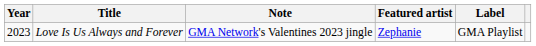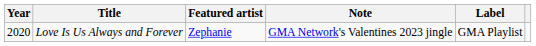columns swapped: (415, 13) <-> (280, 13)
(19, 32) 2023 -> (19, 32) 2020
